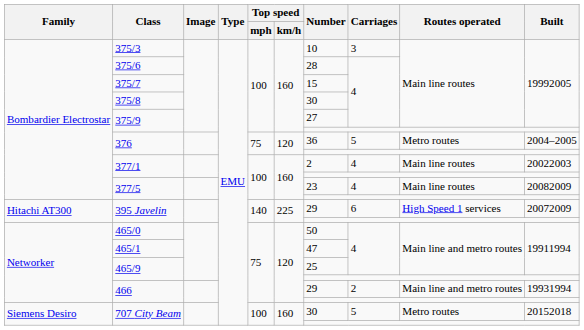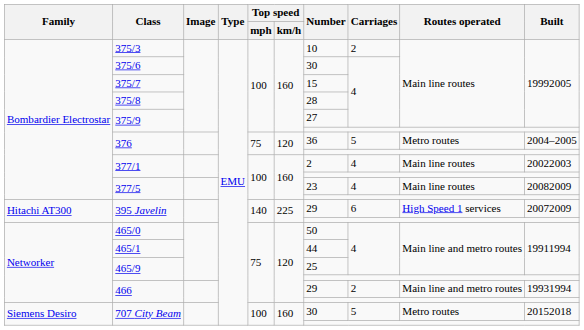(353, 48) 3 -> (353, 48) 2
(312, 65) 28 -> (312, 65) 30
(312, 100) 30 -> (312, 100) 28
(312, 248) 47 -> (312, 248) 44
